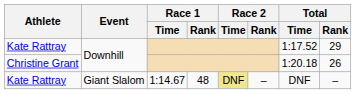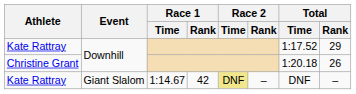(203, 81) 48 -> (203, 81) 42
